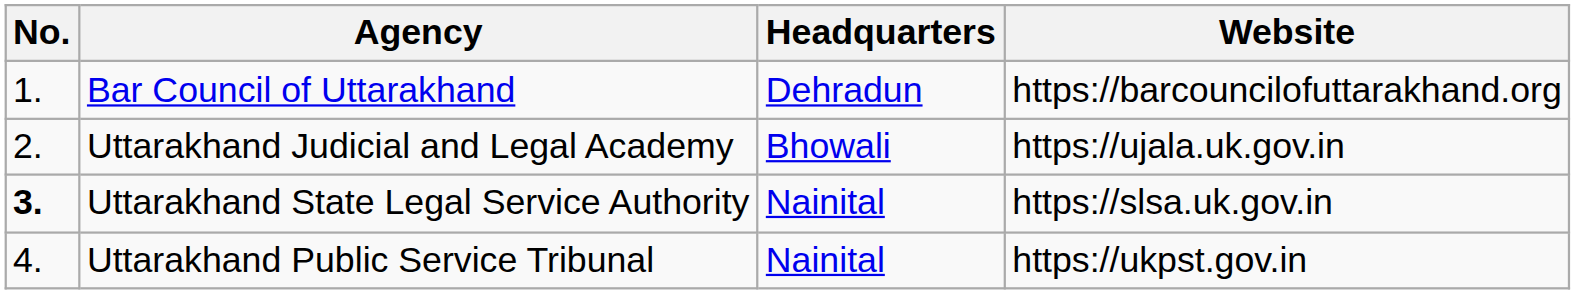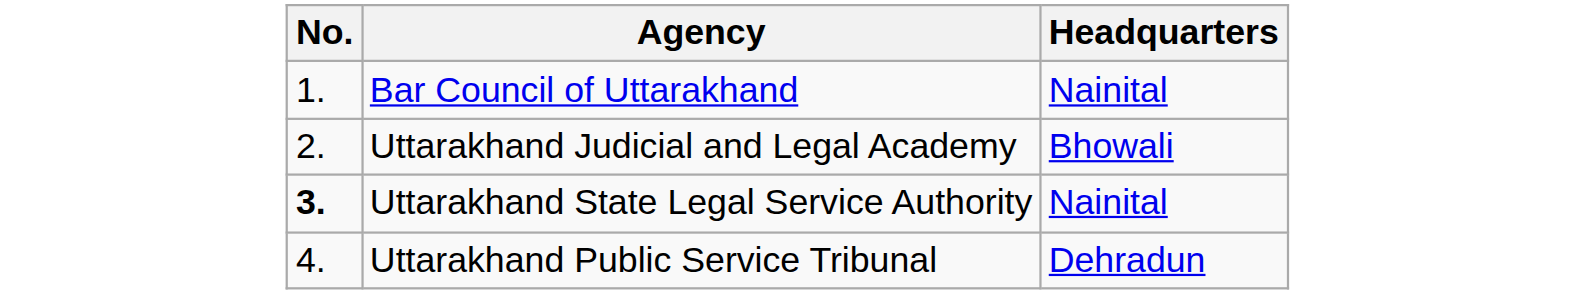- column: (1287, 32)
(844, 89) Dehradun -> (1108, 89) Nainital
(825, 259) Nainital -> (1127, 259) Dehradun
